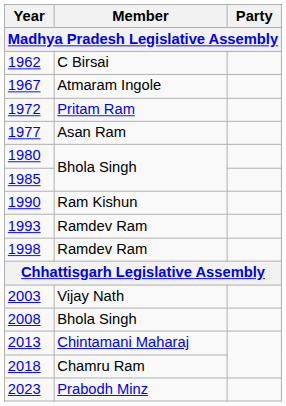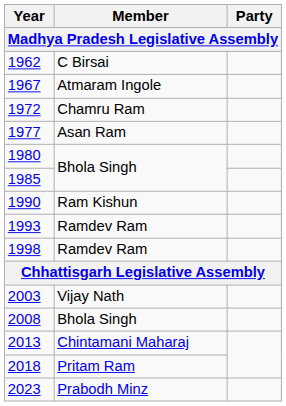(96, 109) Pritam Ram -> (101, 109) Chamru Ram
(101, 366) Chamru Ram -> (96, 366) Pritam Ram
